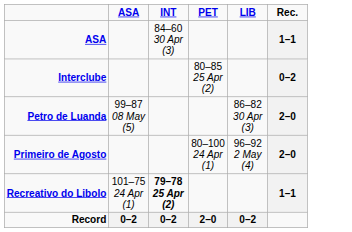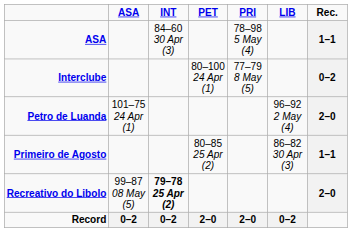+ column: (248, 13)
(208, 78) 80–85 25 Apr (2) -> (208, 78) 80–100 24 Apr (1)
(129, 116) 99–87 08 May (5) -> (129, 116) 101–75 24 Apr (1)
(248, 116) 86–82 30 Apr (3) -> (287, 116) 96–92 2 May (4)
(208, 155) 80–100 24 Apr (1) -> (208, 155) 80–85 25 Apr (2)
(248, 155) 96–92 2 May (4) -> (287, 155) 86–82 30 Apr (3)
(287, 155) 2–0 -> (327, 155) 1–1
(129, 193) 101–75 24 Apr (1) -> (129, 193) 99–87 08 May (5)
(287, 193) 1–1 -> (327, 193) 2–0
